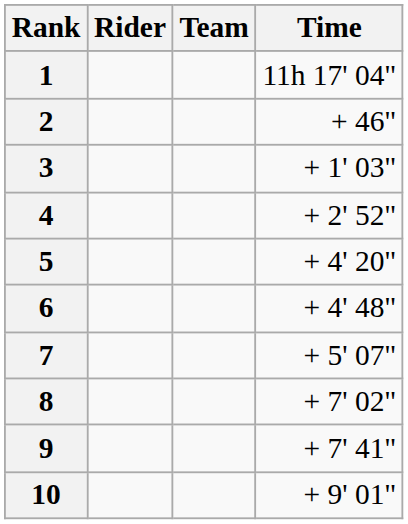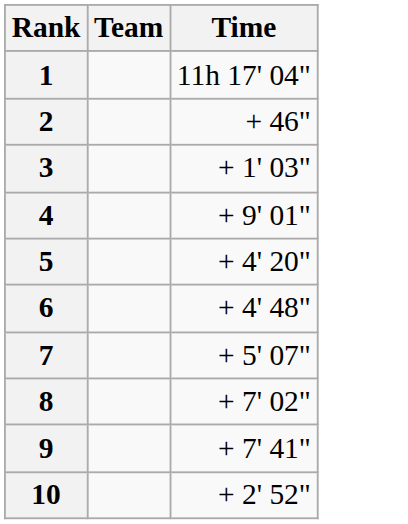- column: (130, 27)
(350, 214) + 2' 52" -> (264, 214) + 9' 01"
(350, 494) + 9' 01" -> (264, 494) + 2' 52"
